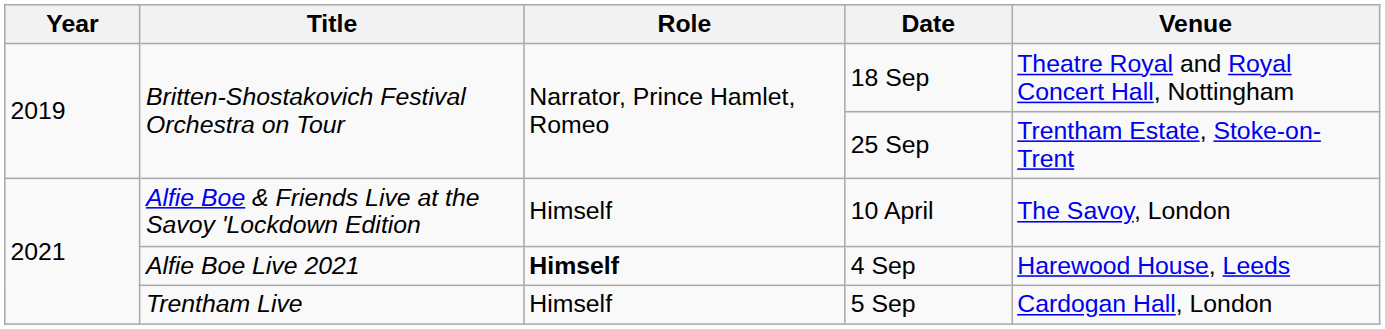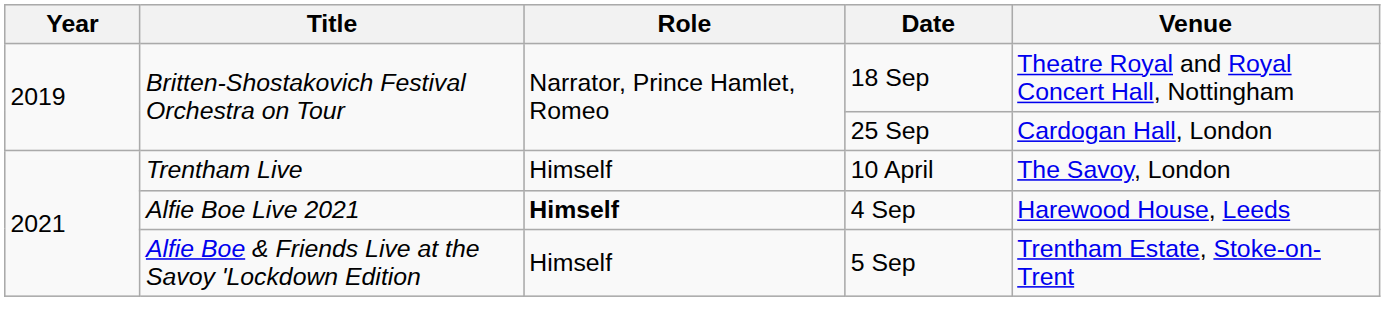(1169, 144) Trentham Estate, Stoke-on-Trent -> (1145, 130) Cardogan Hall, London
(313, 211) Alfie Boe & Friends Live at the Savoy 'Lockdown Edition -> (224, 170) Trentham Live
(224, 304) Trentham Live -> (313, 262) Alfie Boe & Friends Live at the Savoy 'Lockdown Edition
(1145, 304) Cardogan Hall, London -> (1169, 262) Trentham Estate, Stoke-on-Trent
